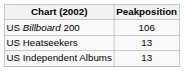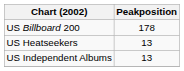(147, 27) 106 -> (147, 27) 178
